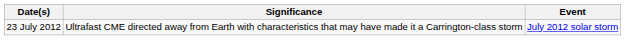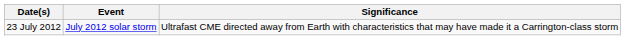columns swapped: (573, 12) <-> (294, 12)
